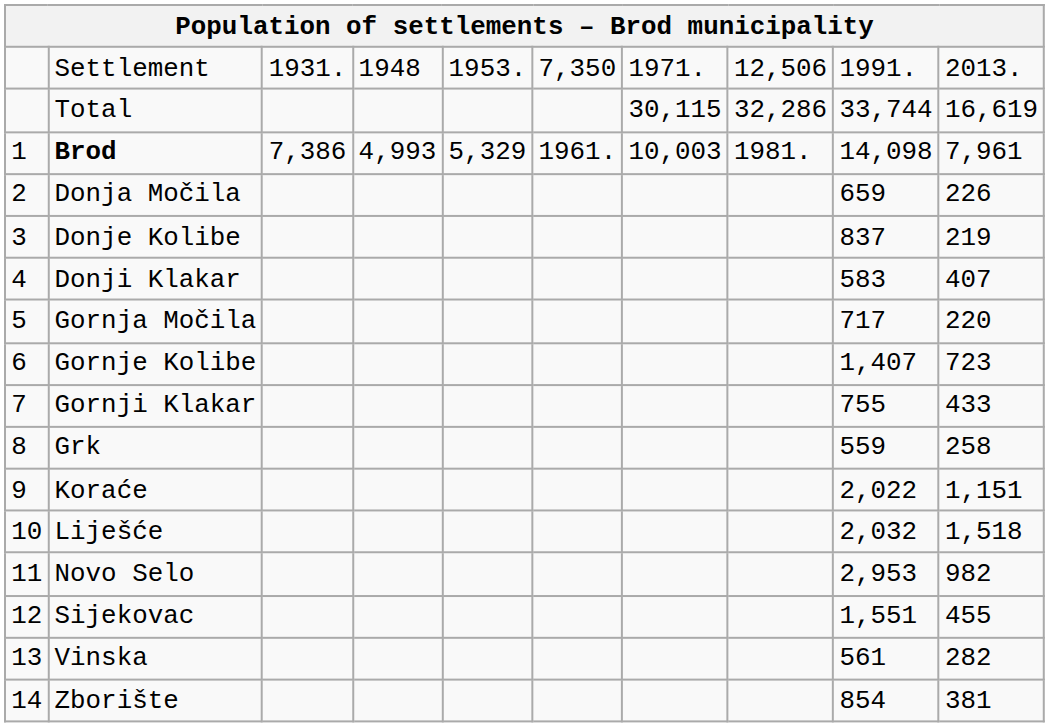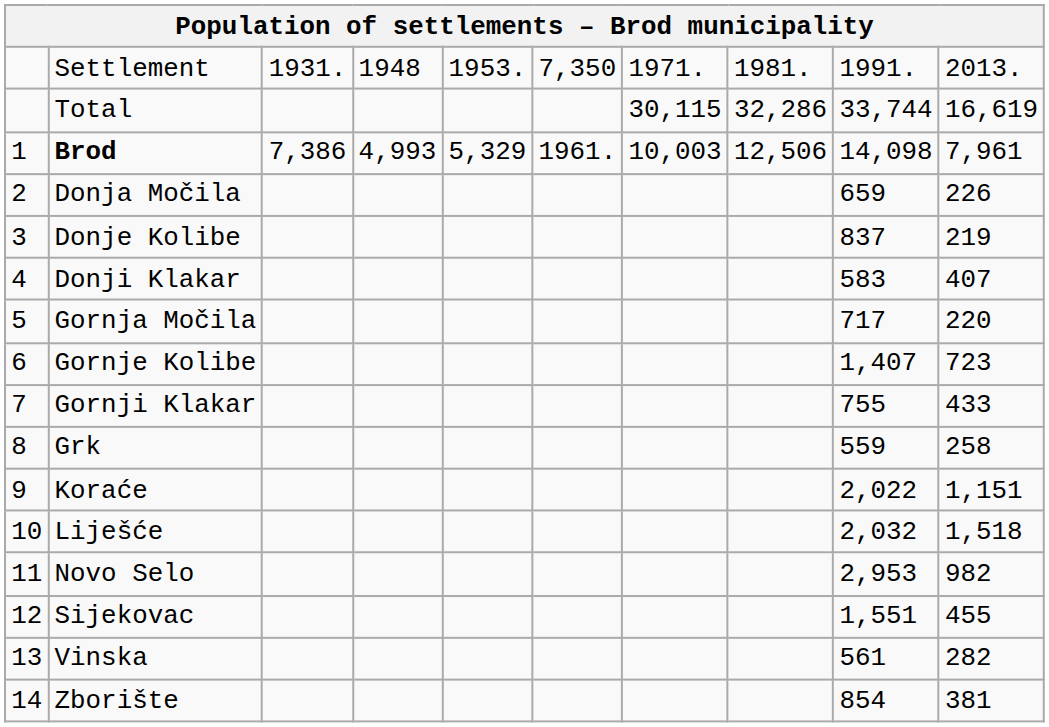(781, 68) 12,506 -> (773, 68) 1981.
(773, 153) 1981. -> (781, 153) 12,506
